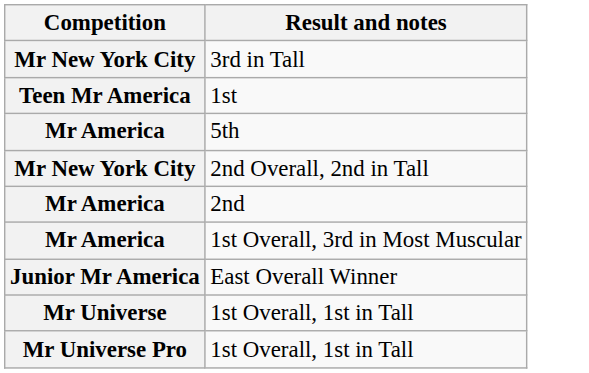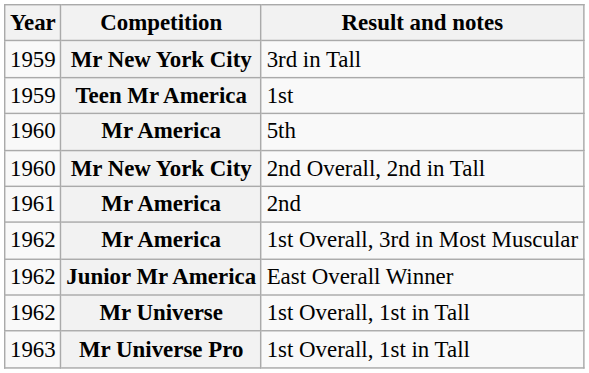+ column: (33, 22)
